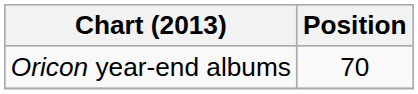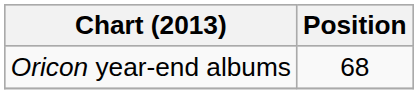(355, 66) 70 -> (355, 66) 68
